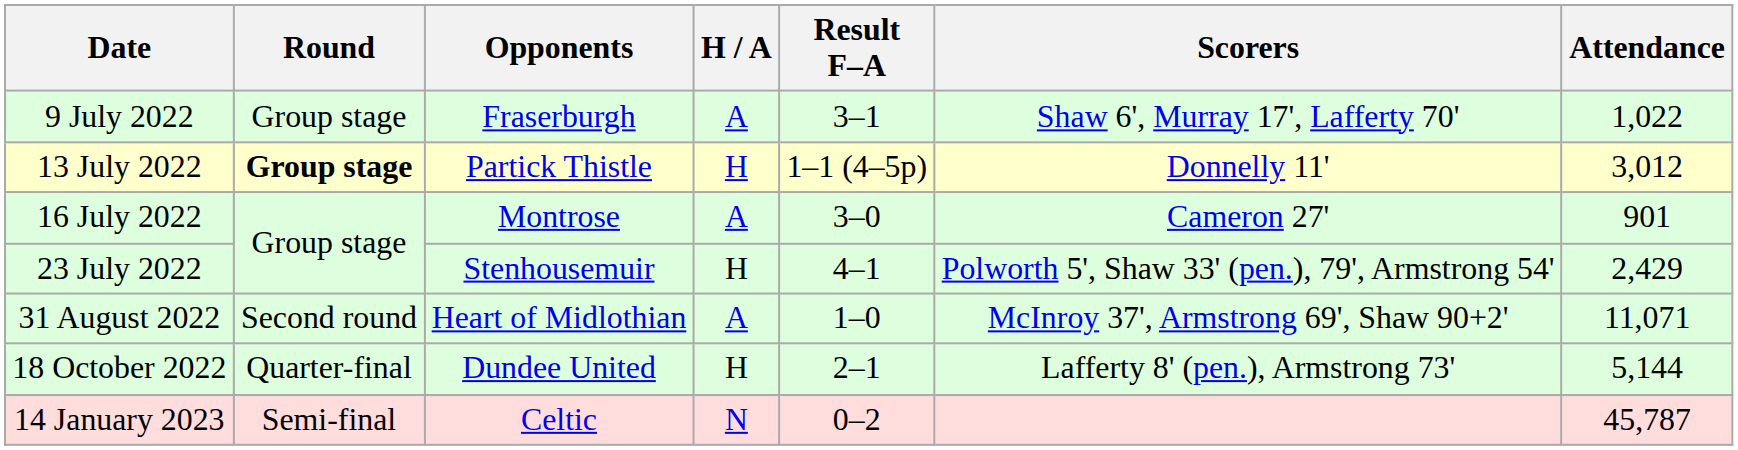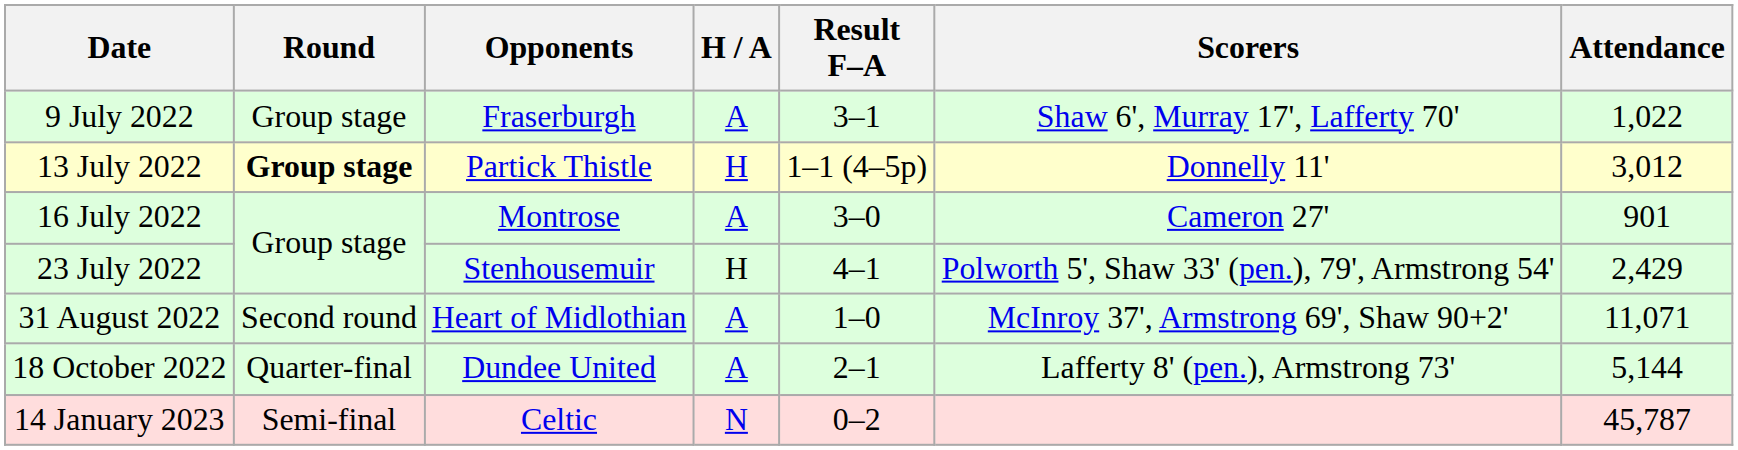(736, 368) H -> (736, 368) A
